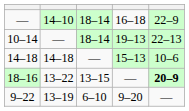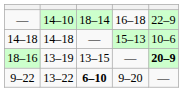- row: (22, 39)
(58, 77) 13–22 -> (58, 58) 13–19
(58, 96) 13–19 -> (58, 77) 13–22
(94, 96) normal -> (94, 77) bold
